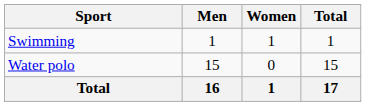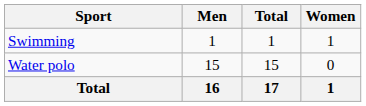columns swapped: (271, 16) <-> (331, 16)
